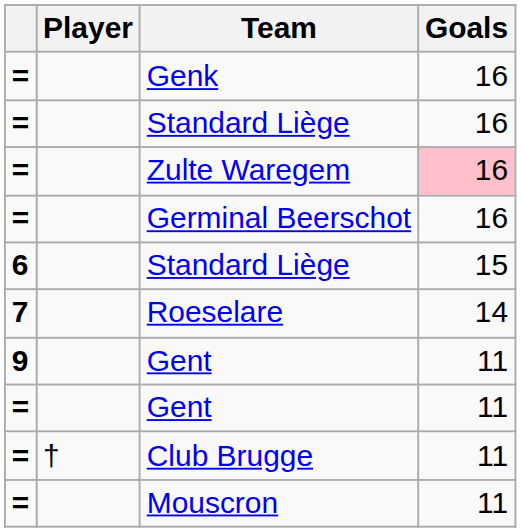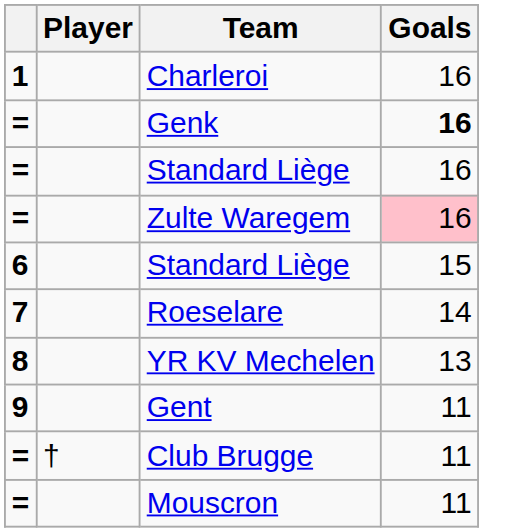+ row: (20, 75)
(491, 75) normal -> (455, 123) bold
- row: (21, 218)
+ row: (20, 360)
- row: (21, 407)
